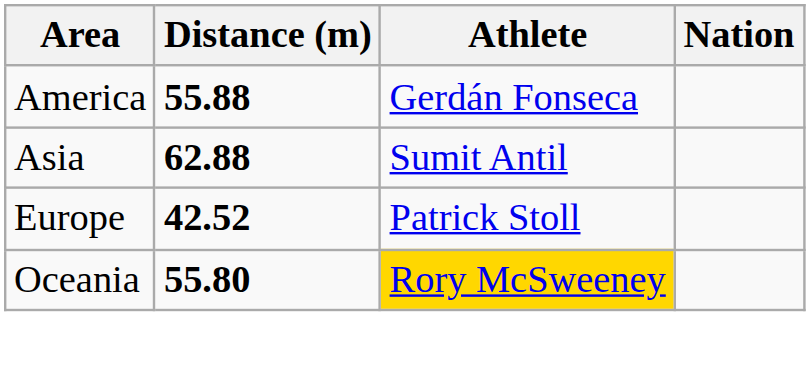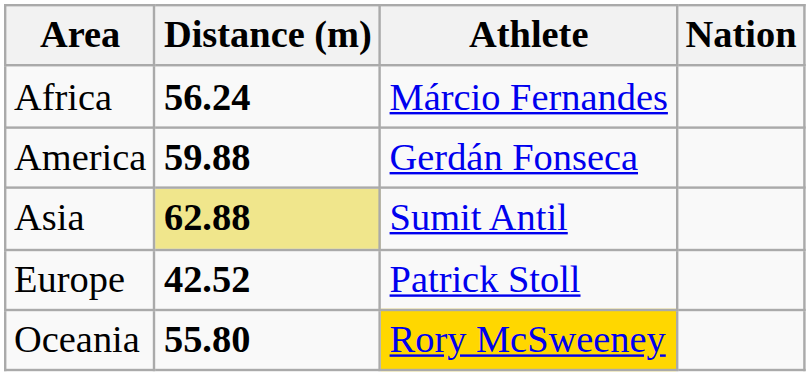+ row: (63, 95)
(207, 95) 55.88 -> (207, 156) 59.88
(207, 156) no background -> (207, 217) khaki background
